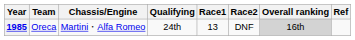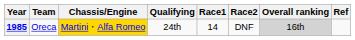(103, 27) no background -> (103, 27) gold background
(213, 28) 13 -> (213, 28) 14
